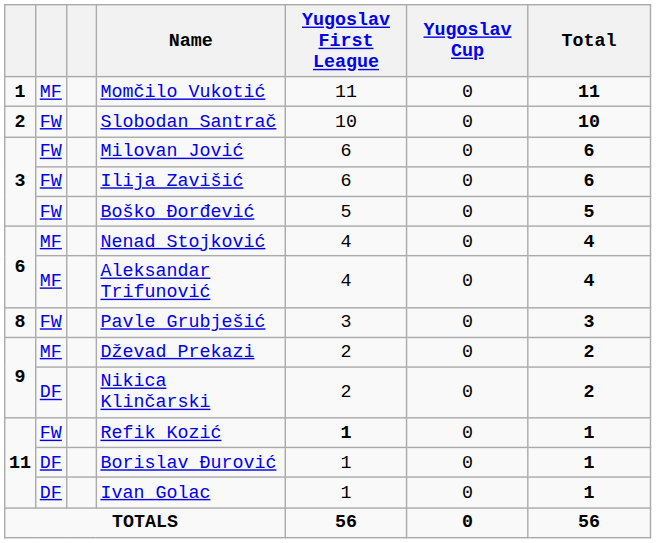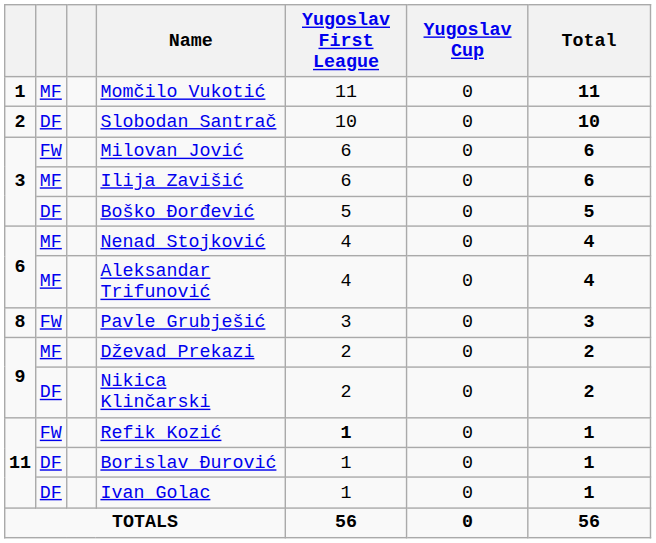(51, 122) FW -> (51, 122) DF
(51, 181) FW -> (51, 181) MF
(51, 211) FW -> (51, 211) DF
